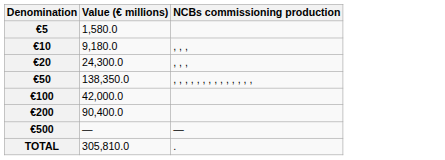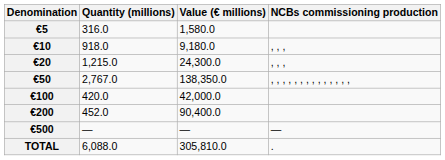+ column: (128, 12)
